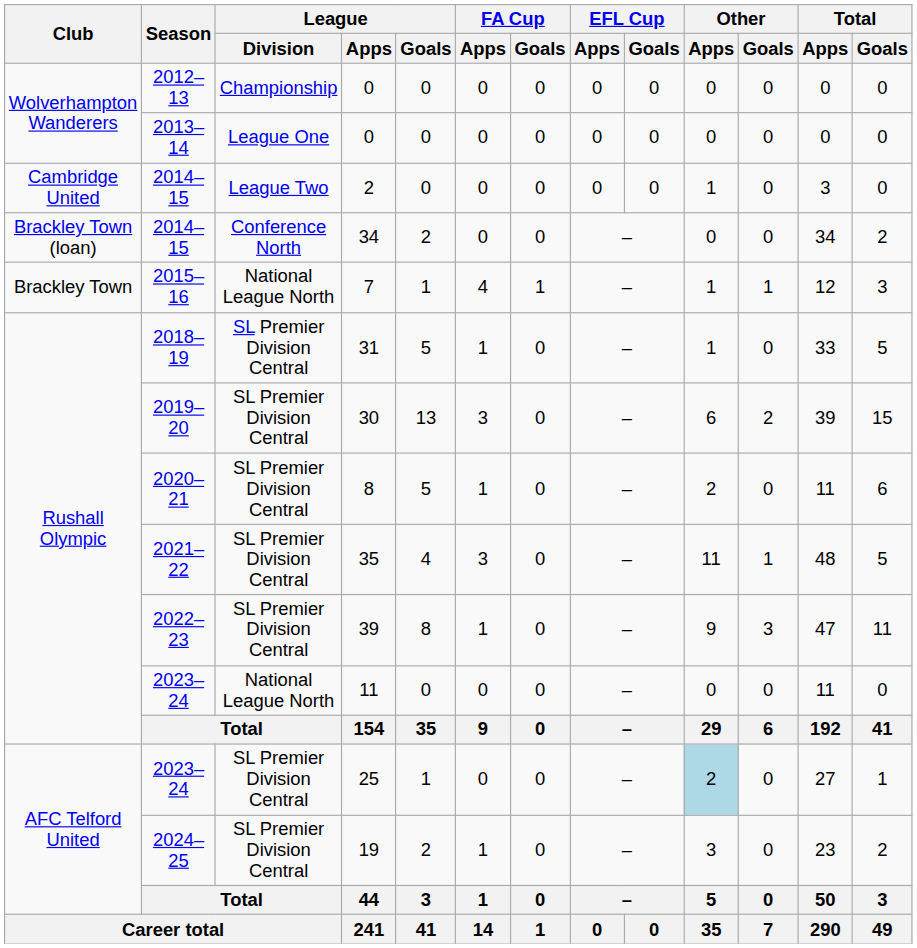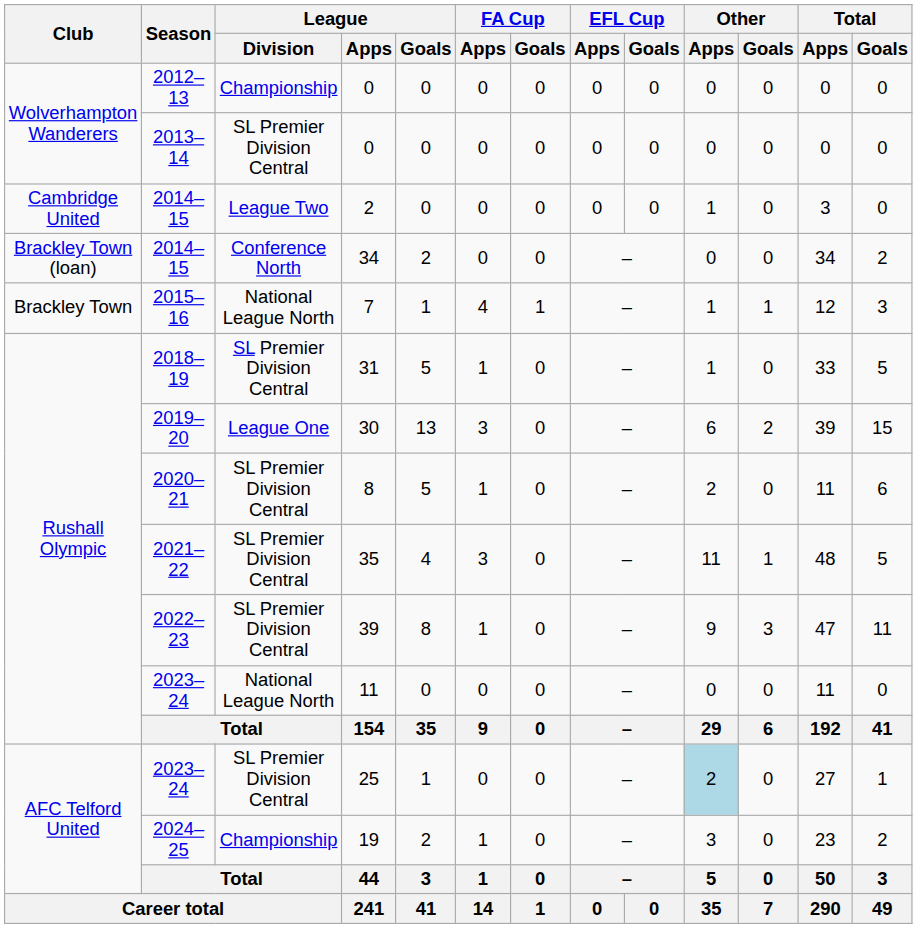(279, 137) League One -> (279, 148) SL Premier Division Central
(279, 418) SL Premier Division Central -> (279, 428) League One
(279, 850) SL Premier Division Central -> (279, 839) Championship
